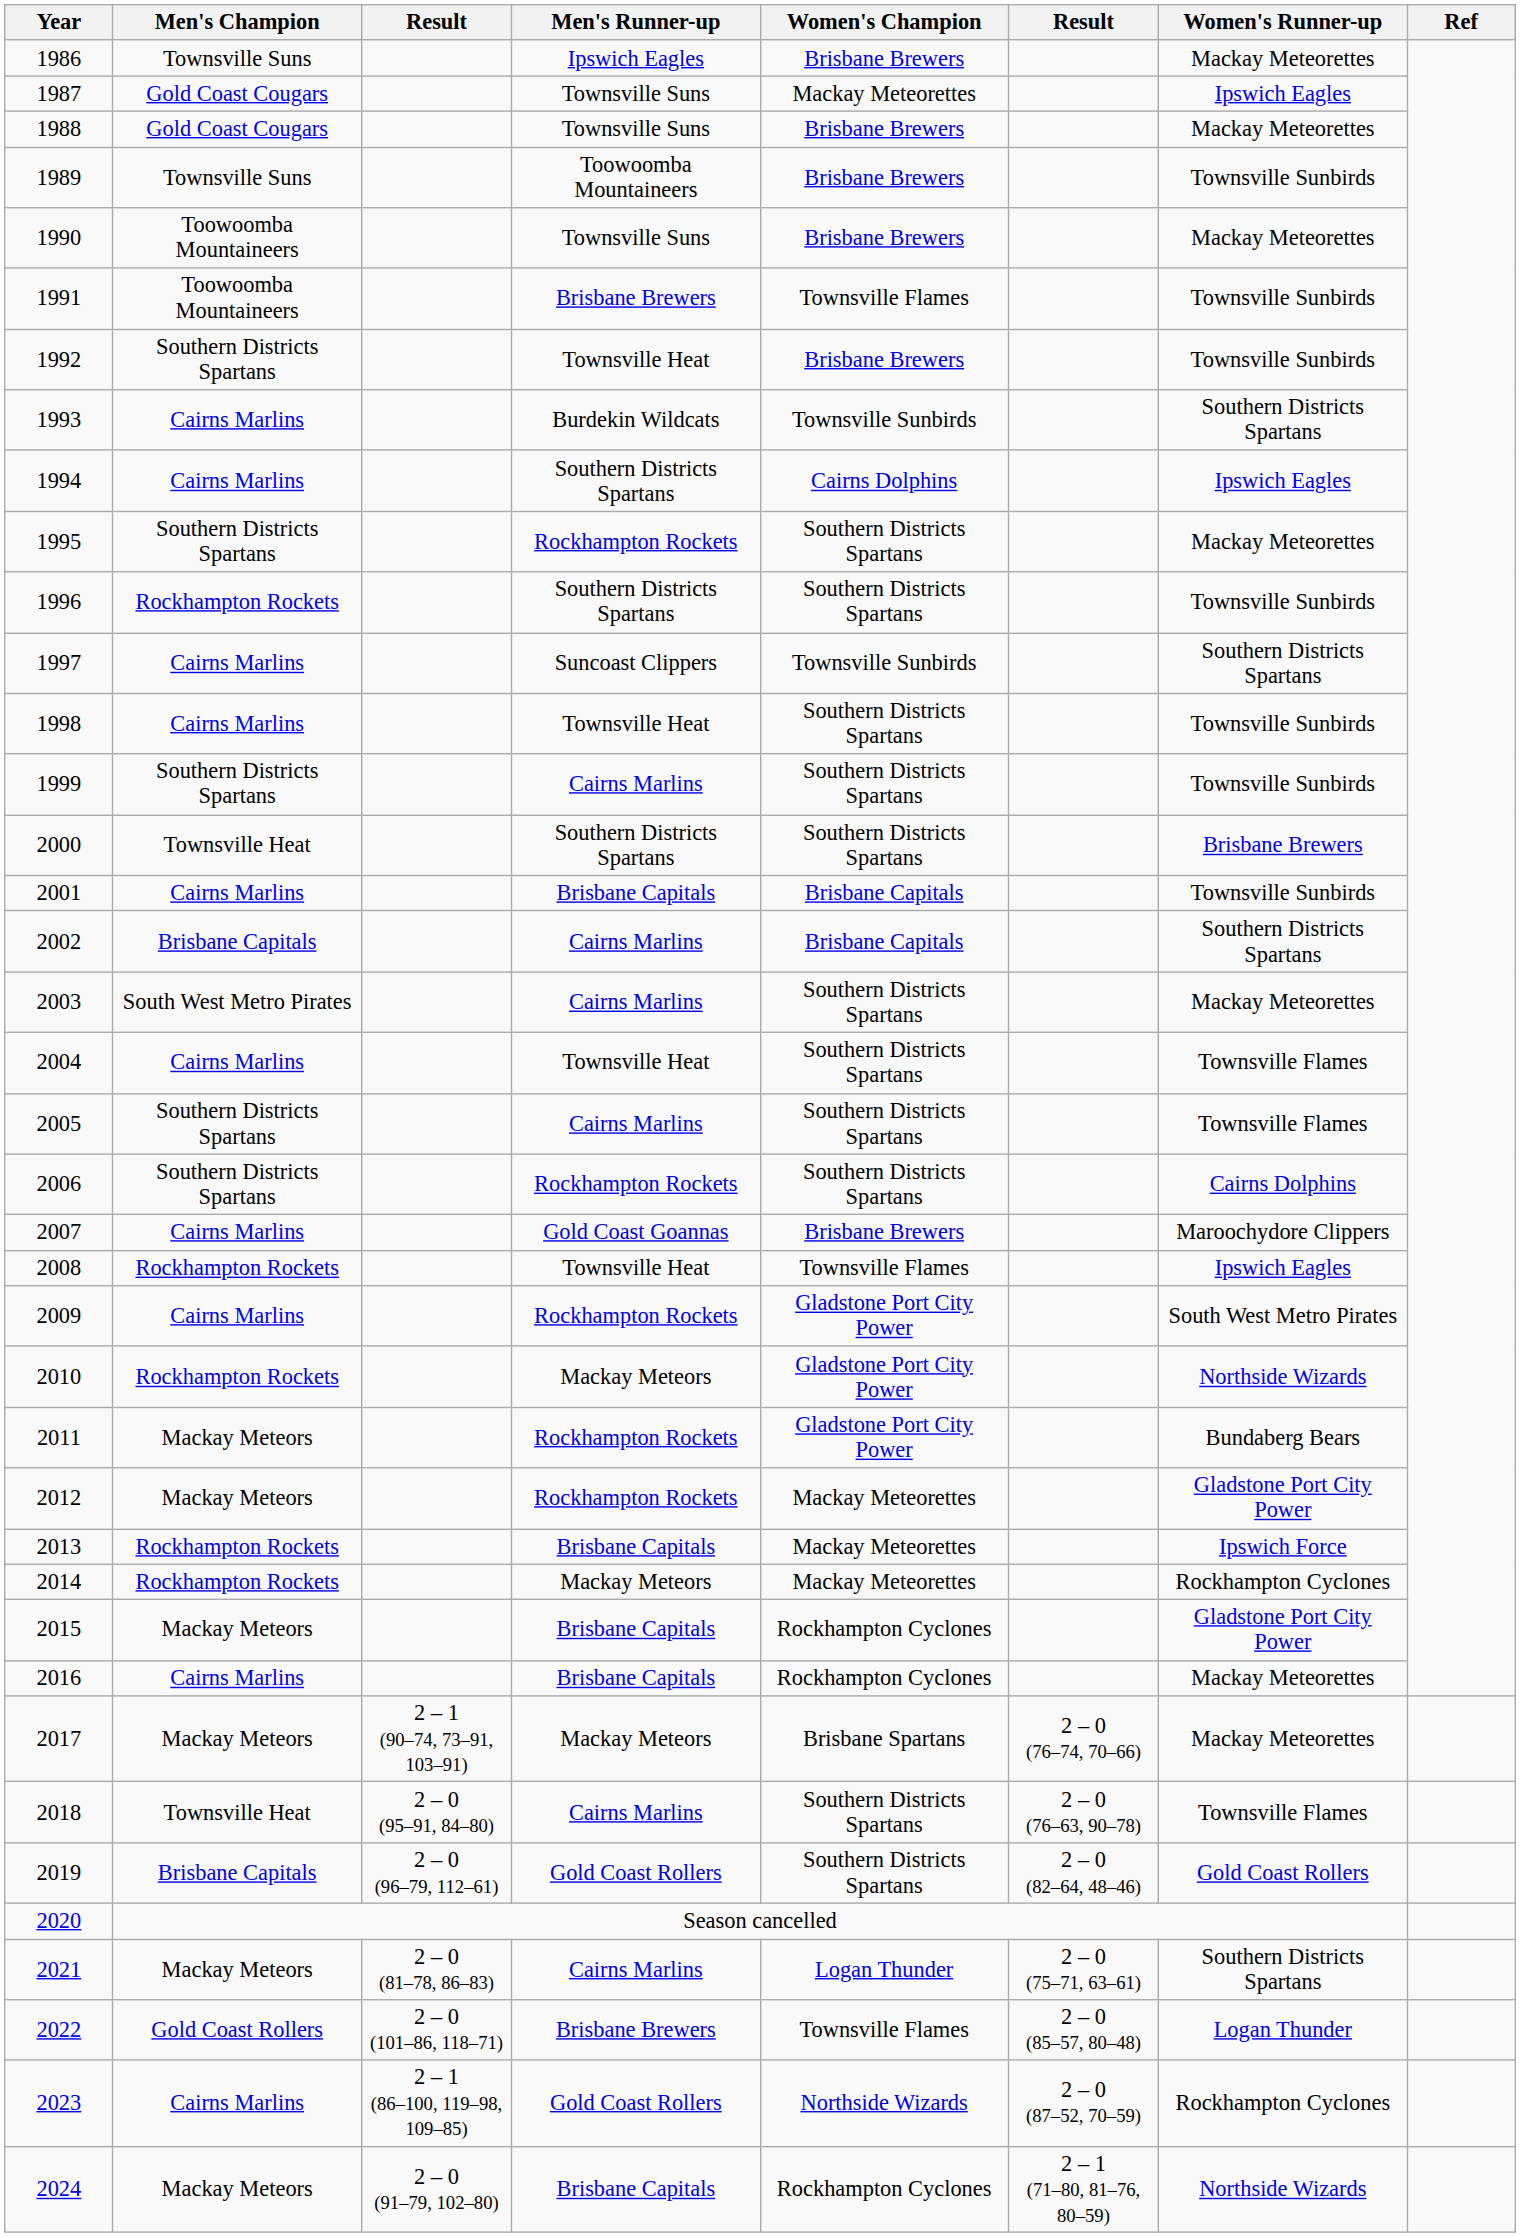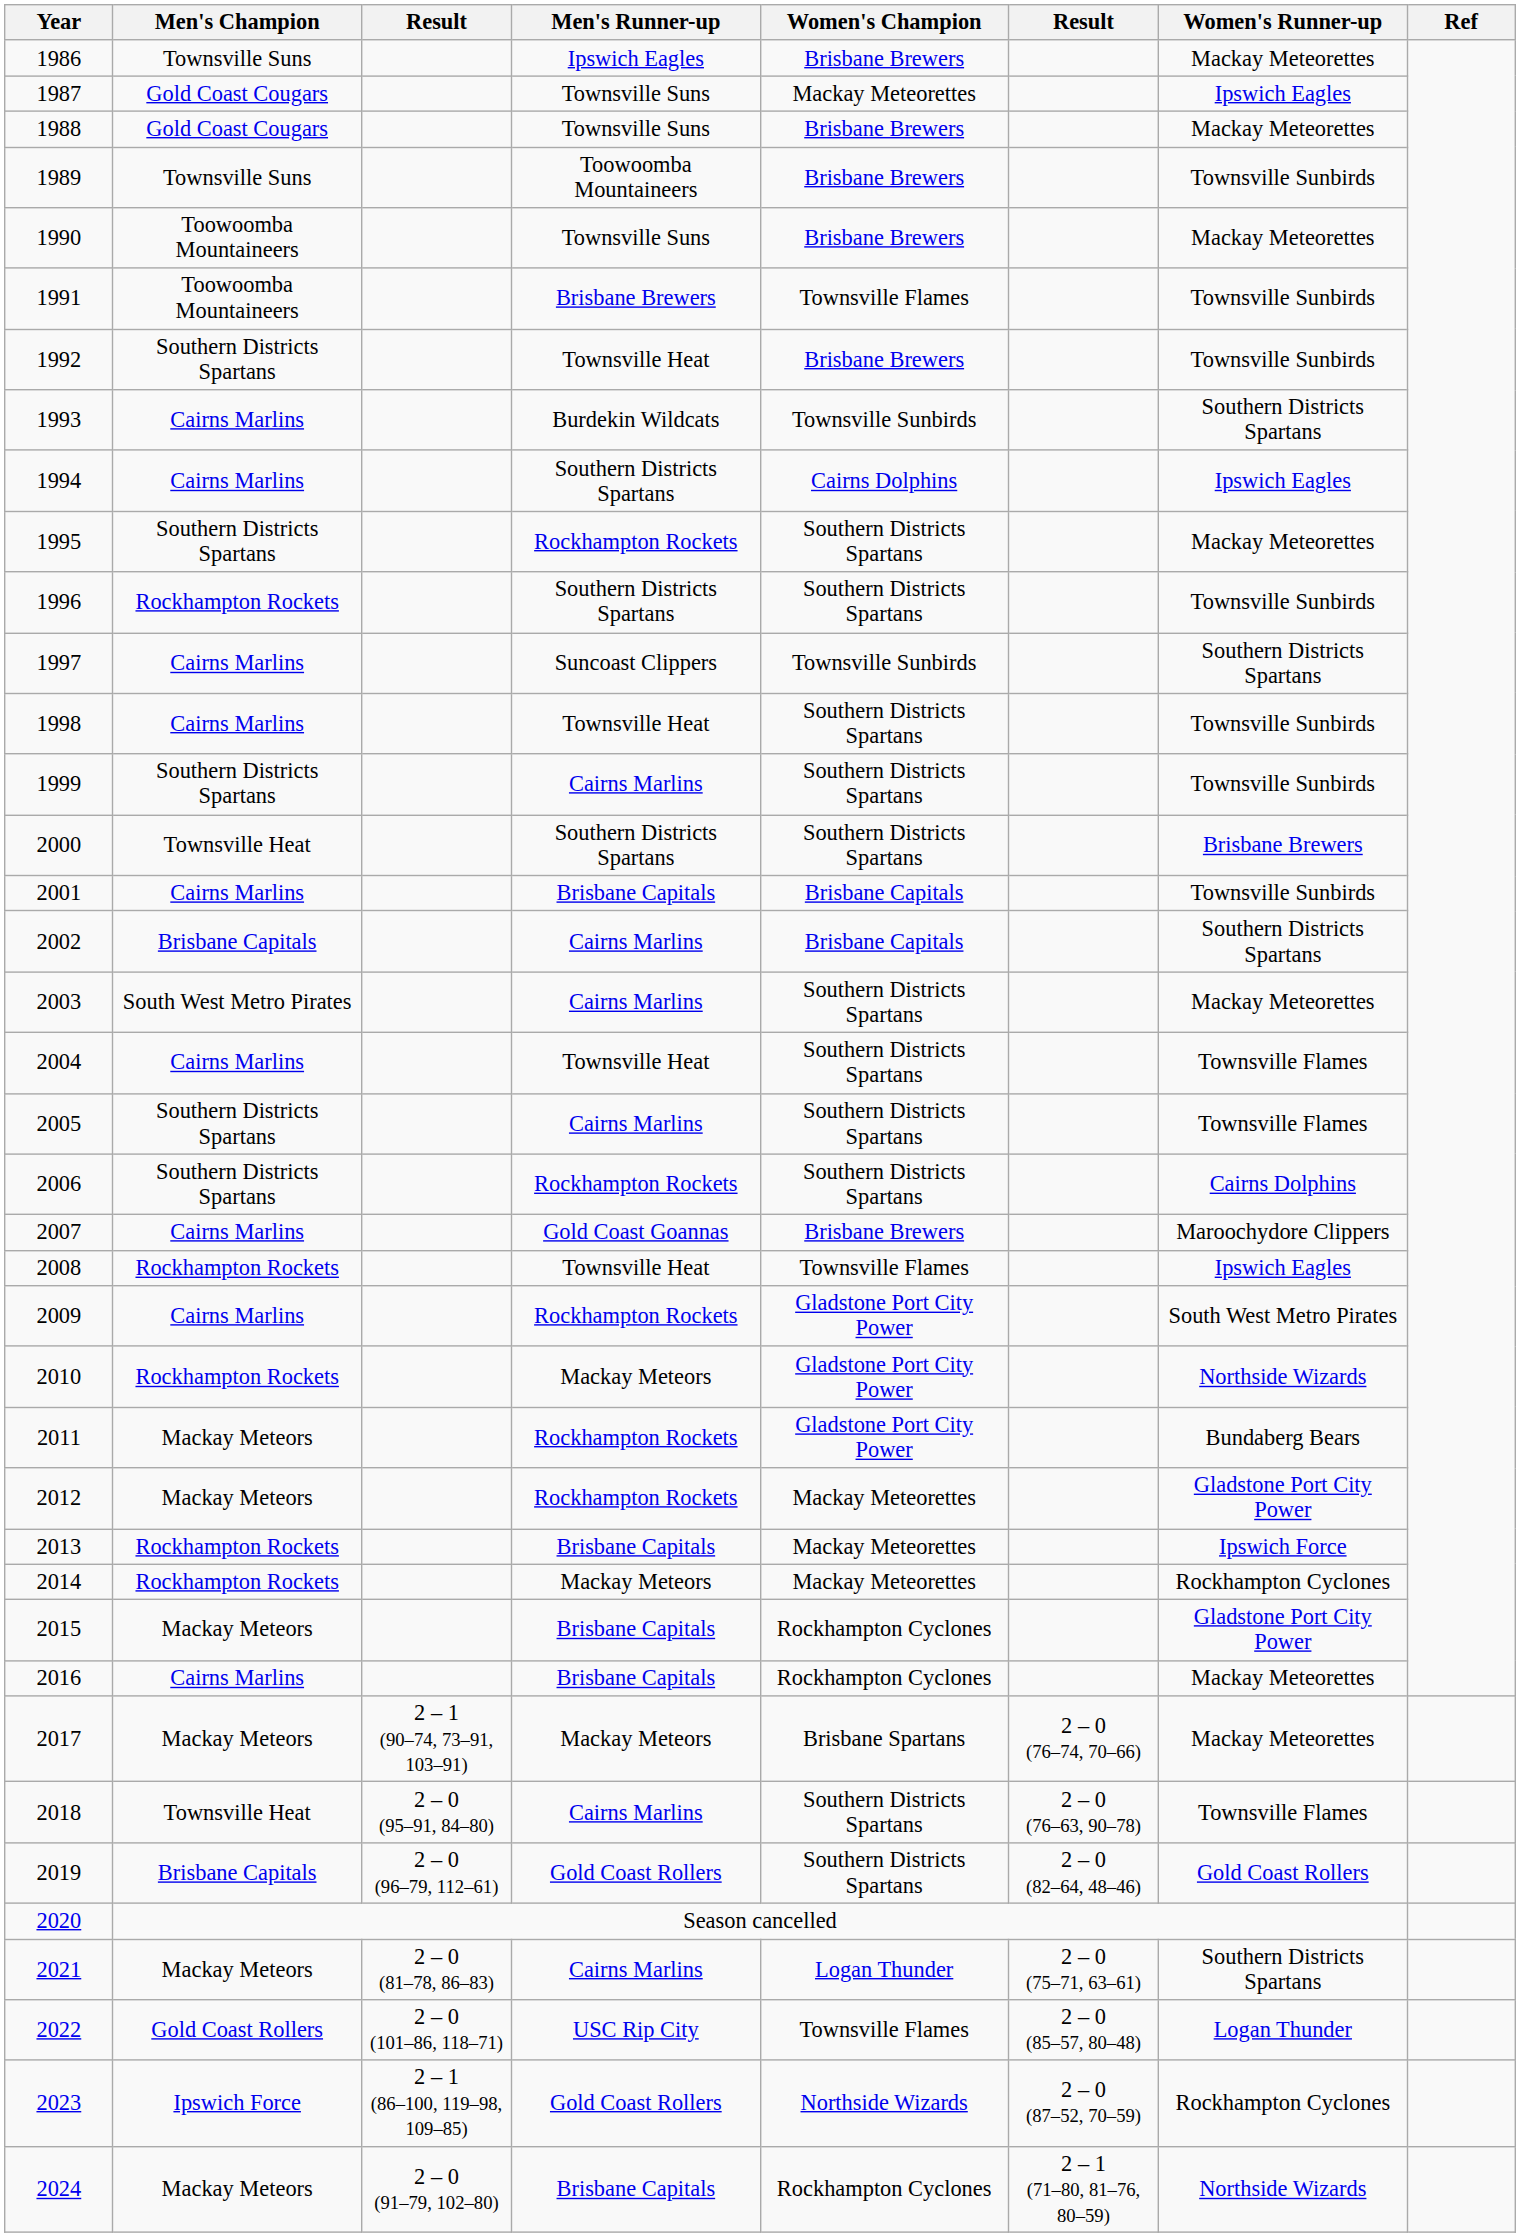(636, 2029) Brisbane Brewers -> (636, 2029) USC Rip City
(237, 2103) Cairns Marlins -> (237, 2103) Ipswich Force
